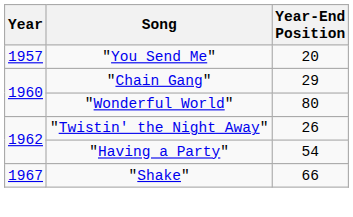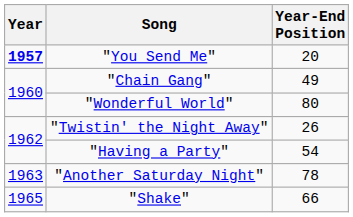(26, 57) normal -> (26, 57) bold
(310, 81) 29 -> (310, 81) 49
+ row: (159, 176)
(26, 176) 1967 -> (26, 199) 1965
